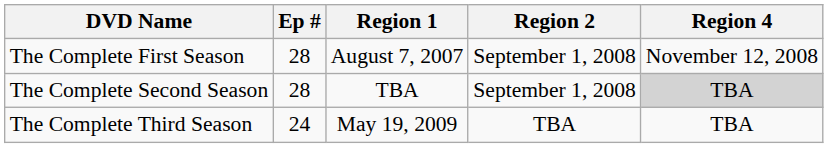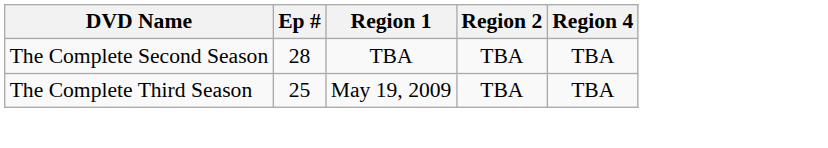- row: (127, 55)
(555, 90) September 1, 2008 -> (502, 55) TBA
(732, 90) lightgrey background -> (593, 55) no background
(299, 124) 24 -> (299, 90) 25
